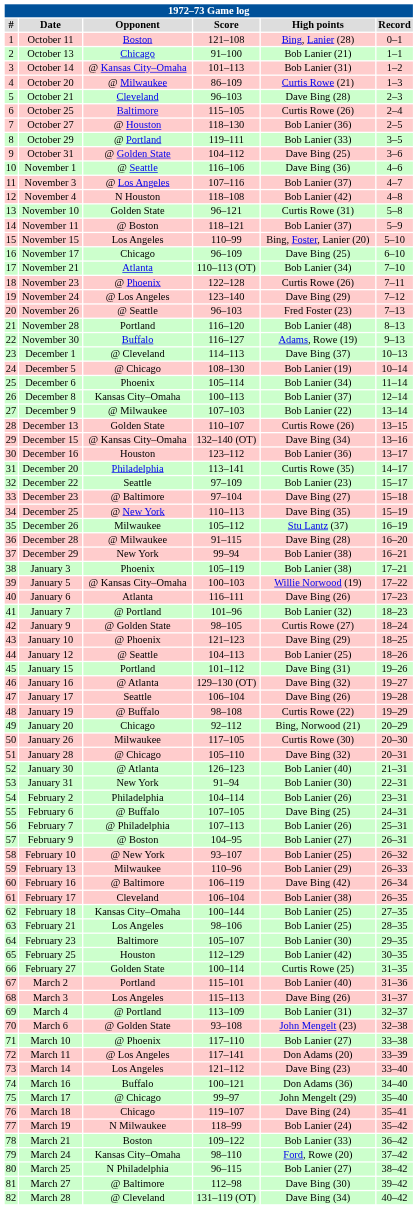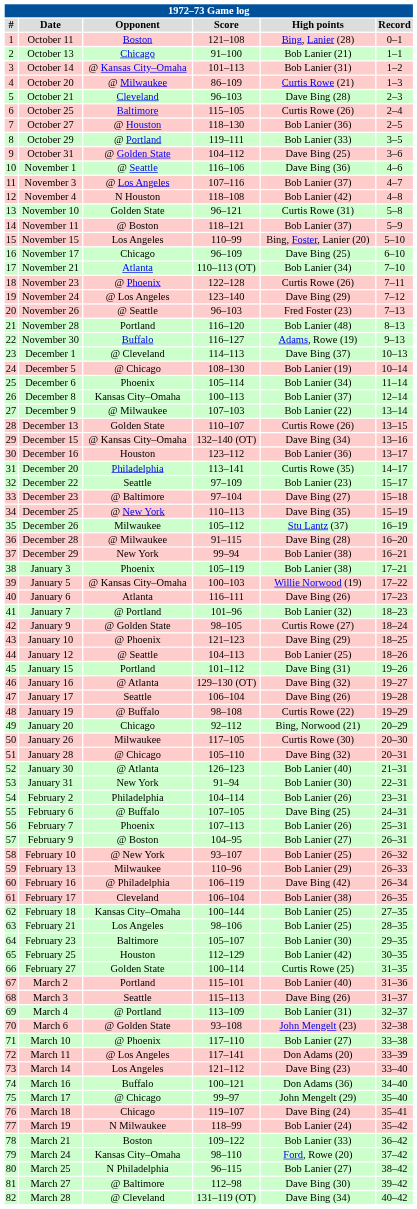(138, 826) @ Philadelphia -> (138, 826) Phoenix
(138, 883) @ Baltimore -> (138, 883) @ Philadelphia
(138, 997) Los Angeles -> (138, 997) Seattle
